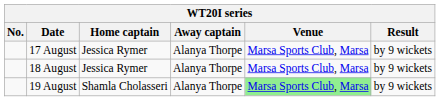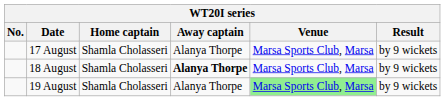(115, 50) Jessica Rymer -> (125, 50) Shamla Cholasseri
(115, 68) Jessica Rymer -> (125, 68) Shamla Cholasseri
(208, 68) normal -> (210, 68) bold
